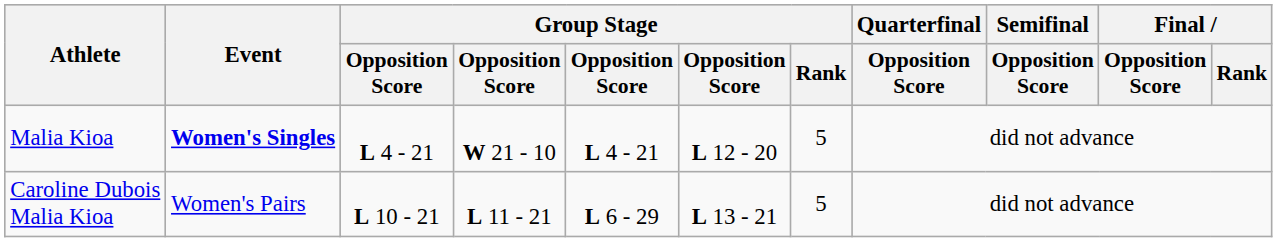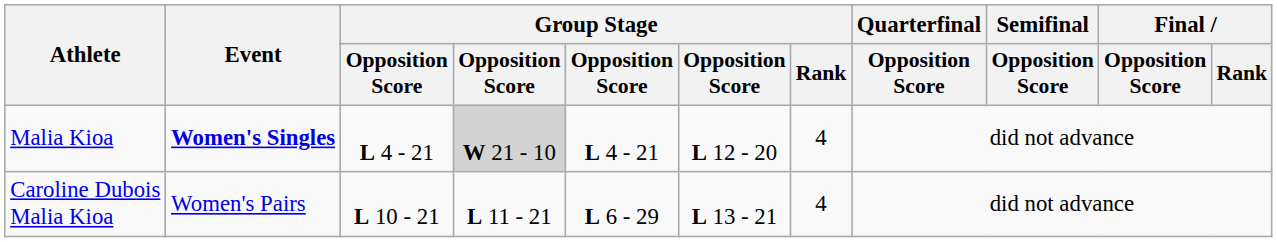(509, 151) no background -> (509, 151) lightgrey background
(821, 137) 5 -> (821, 137) 4
(821, 203) 5 -> (821, 203) 4
